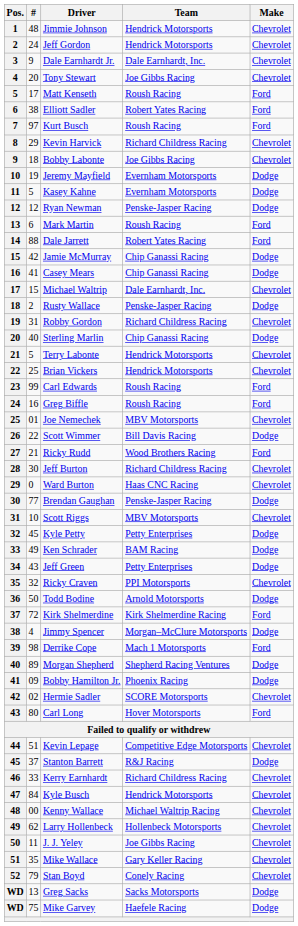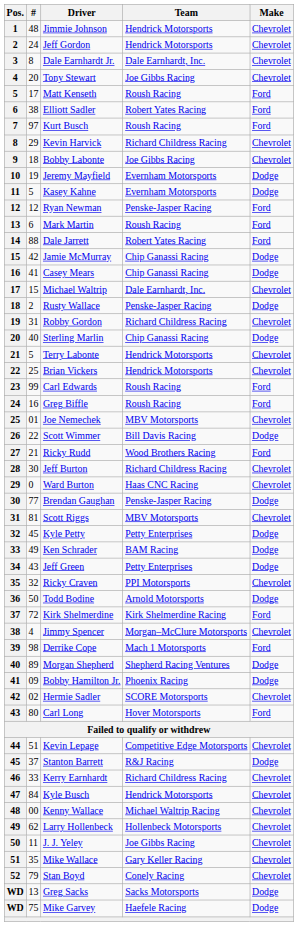(31, 61) 9 -> (31, 61) 8
(265, 208) Dodge -> (261, 208) Ford
(33, 517) 10 -> (33, 517) 81
(265, 631) Dodge -> (272, 631) Chevrolet
